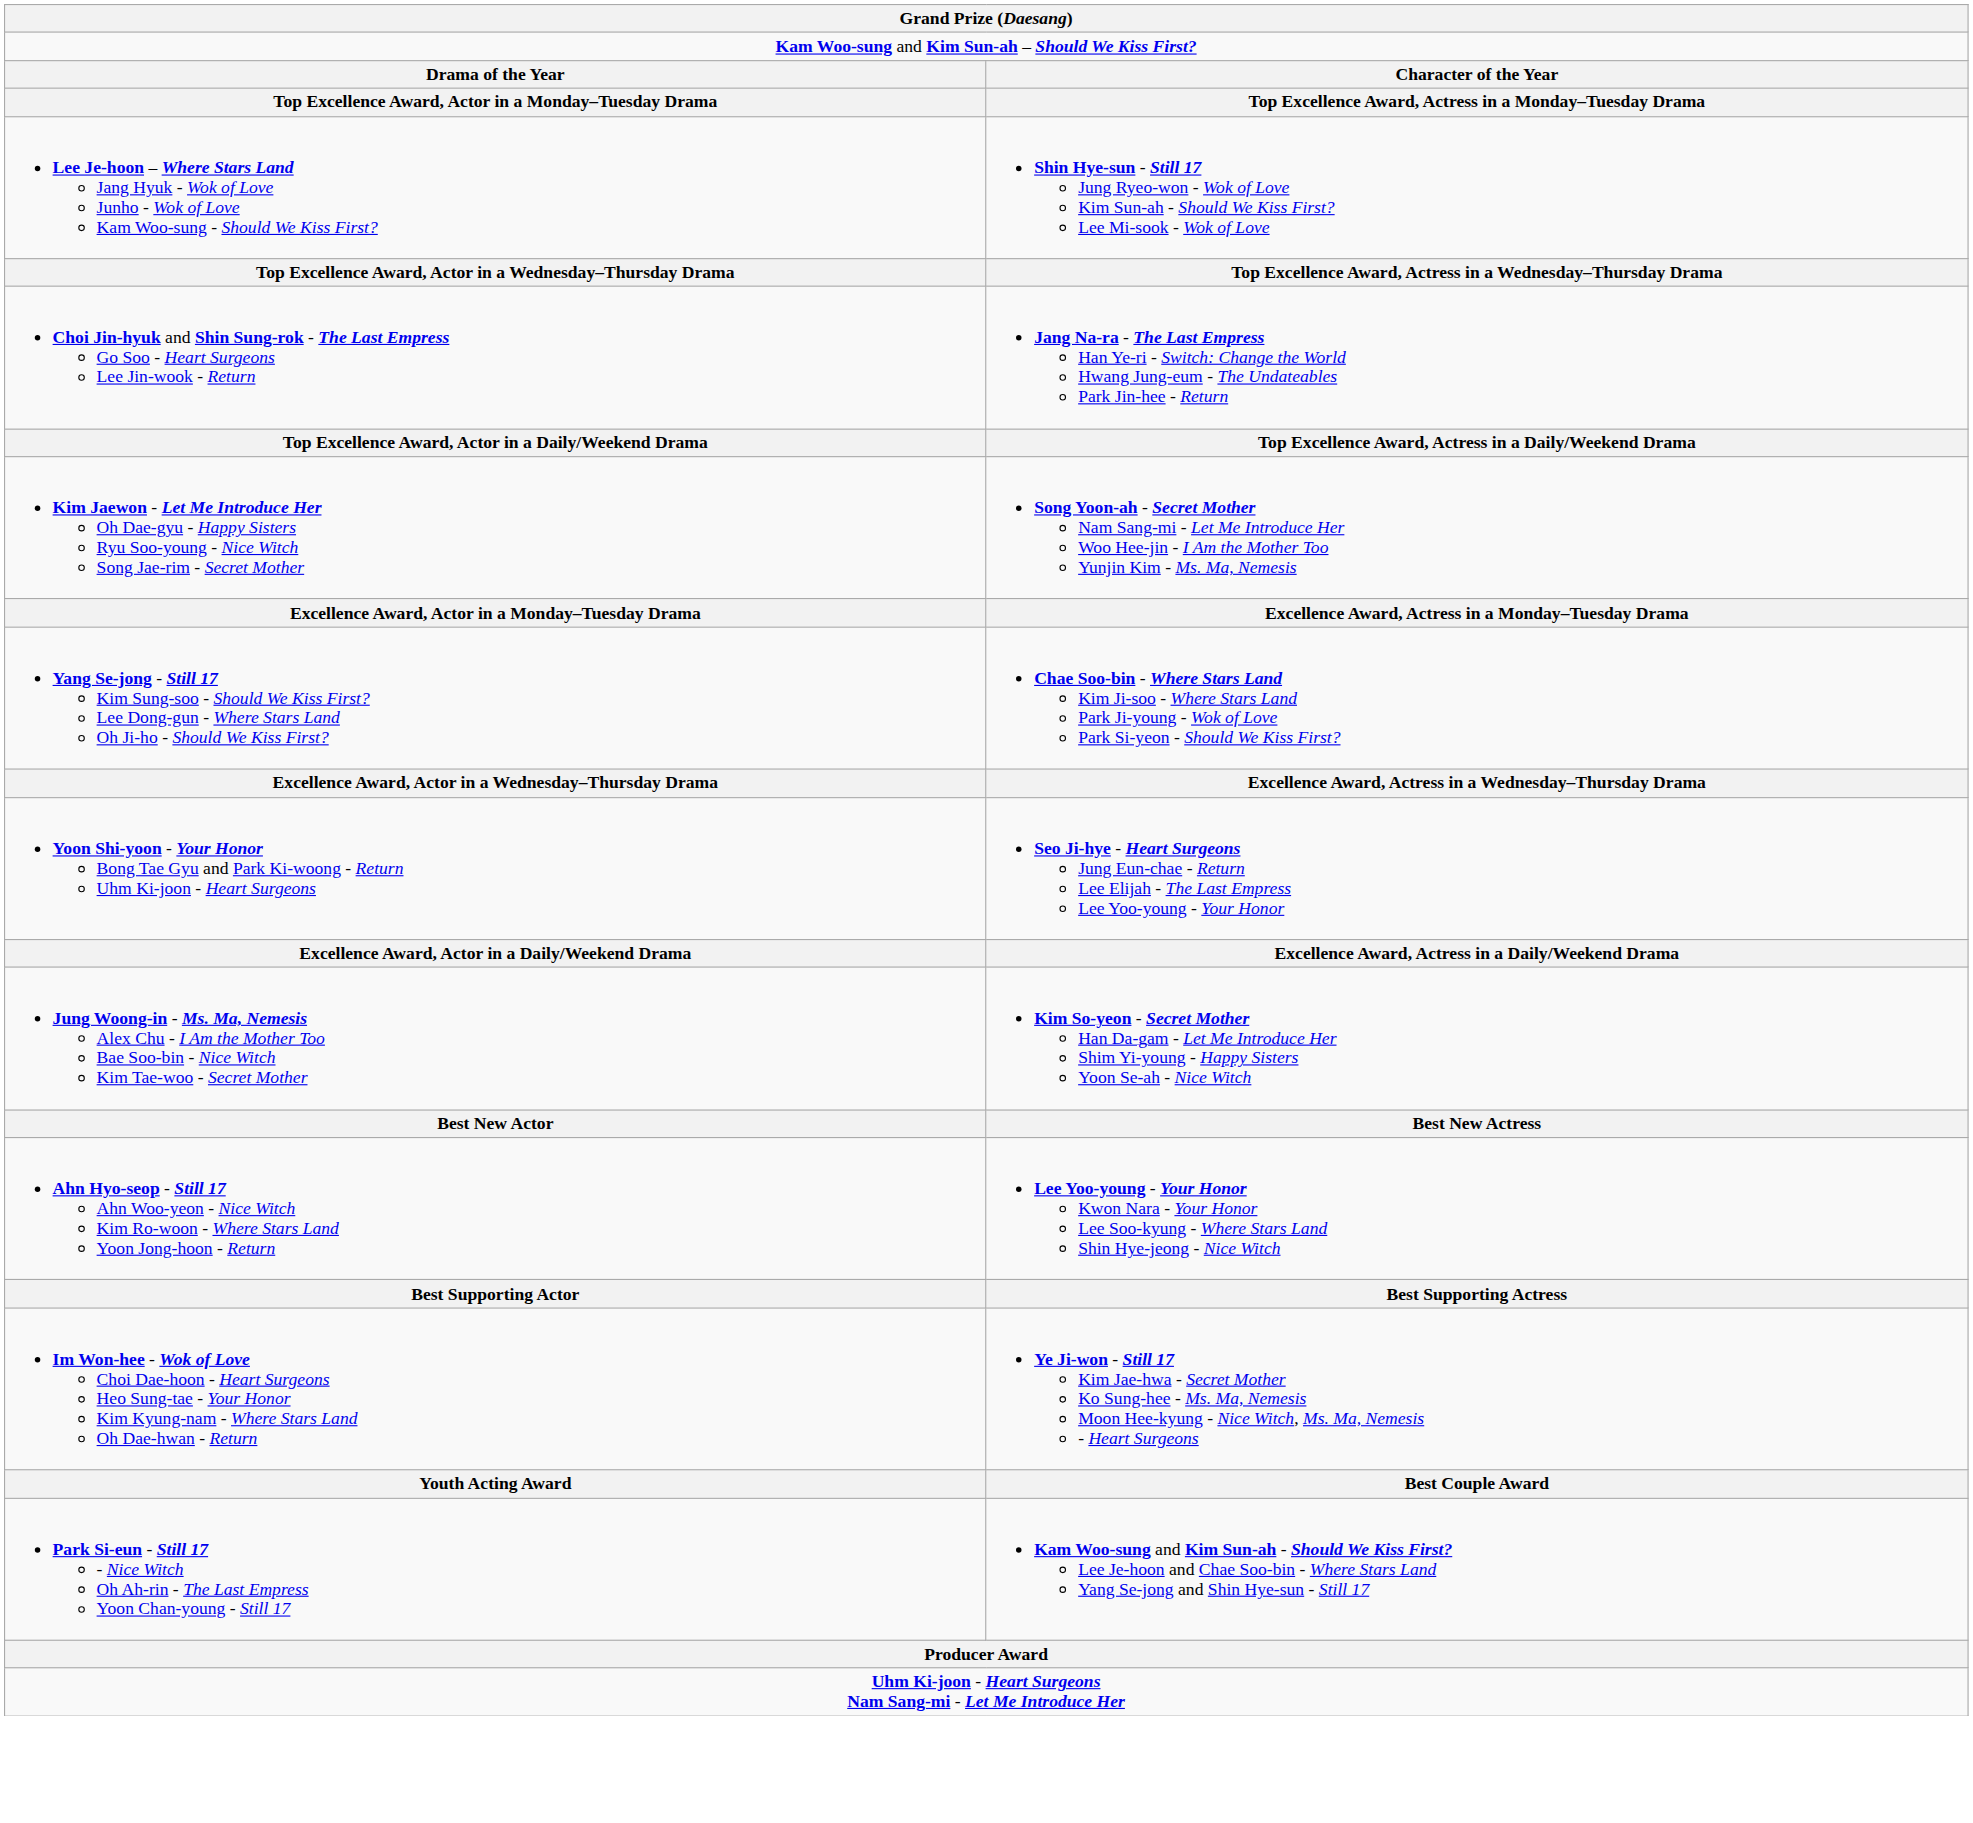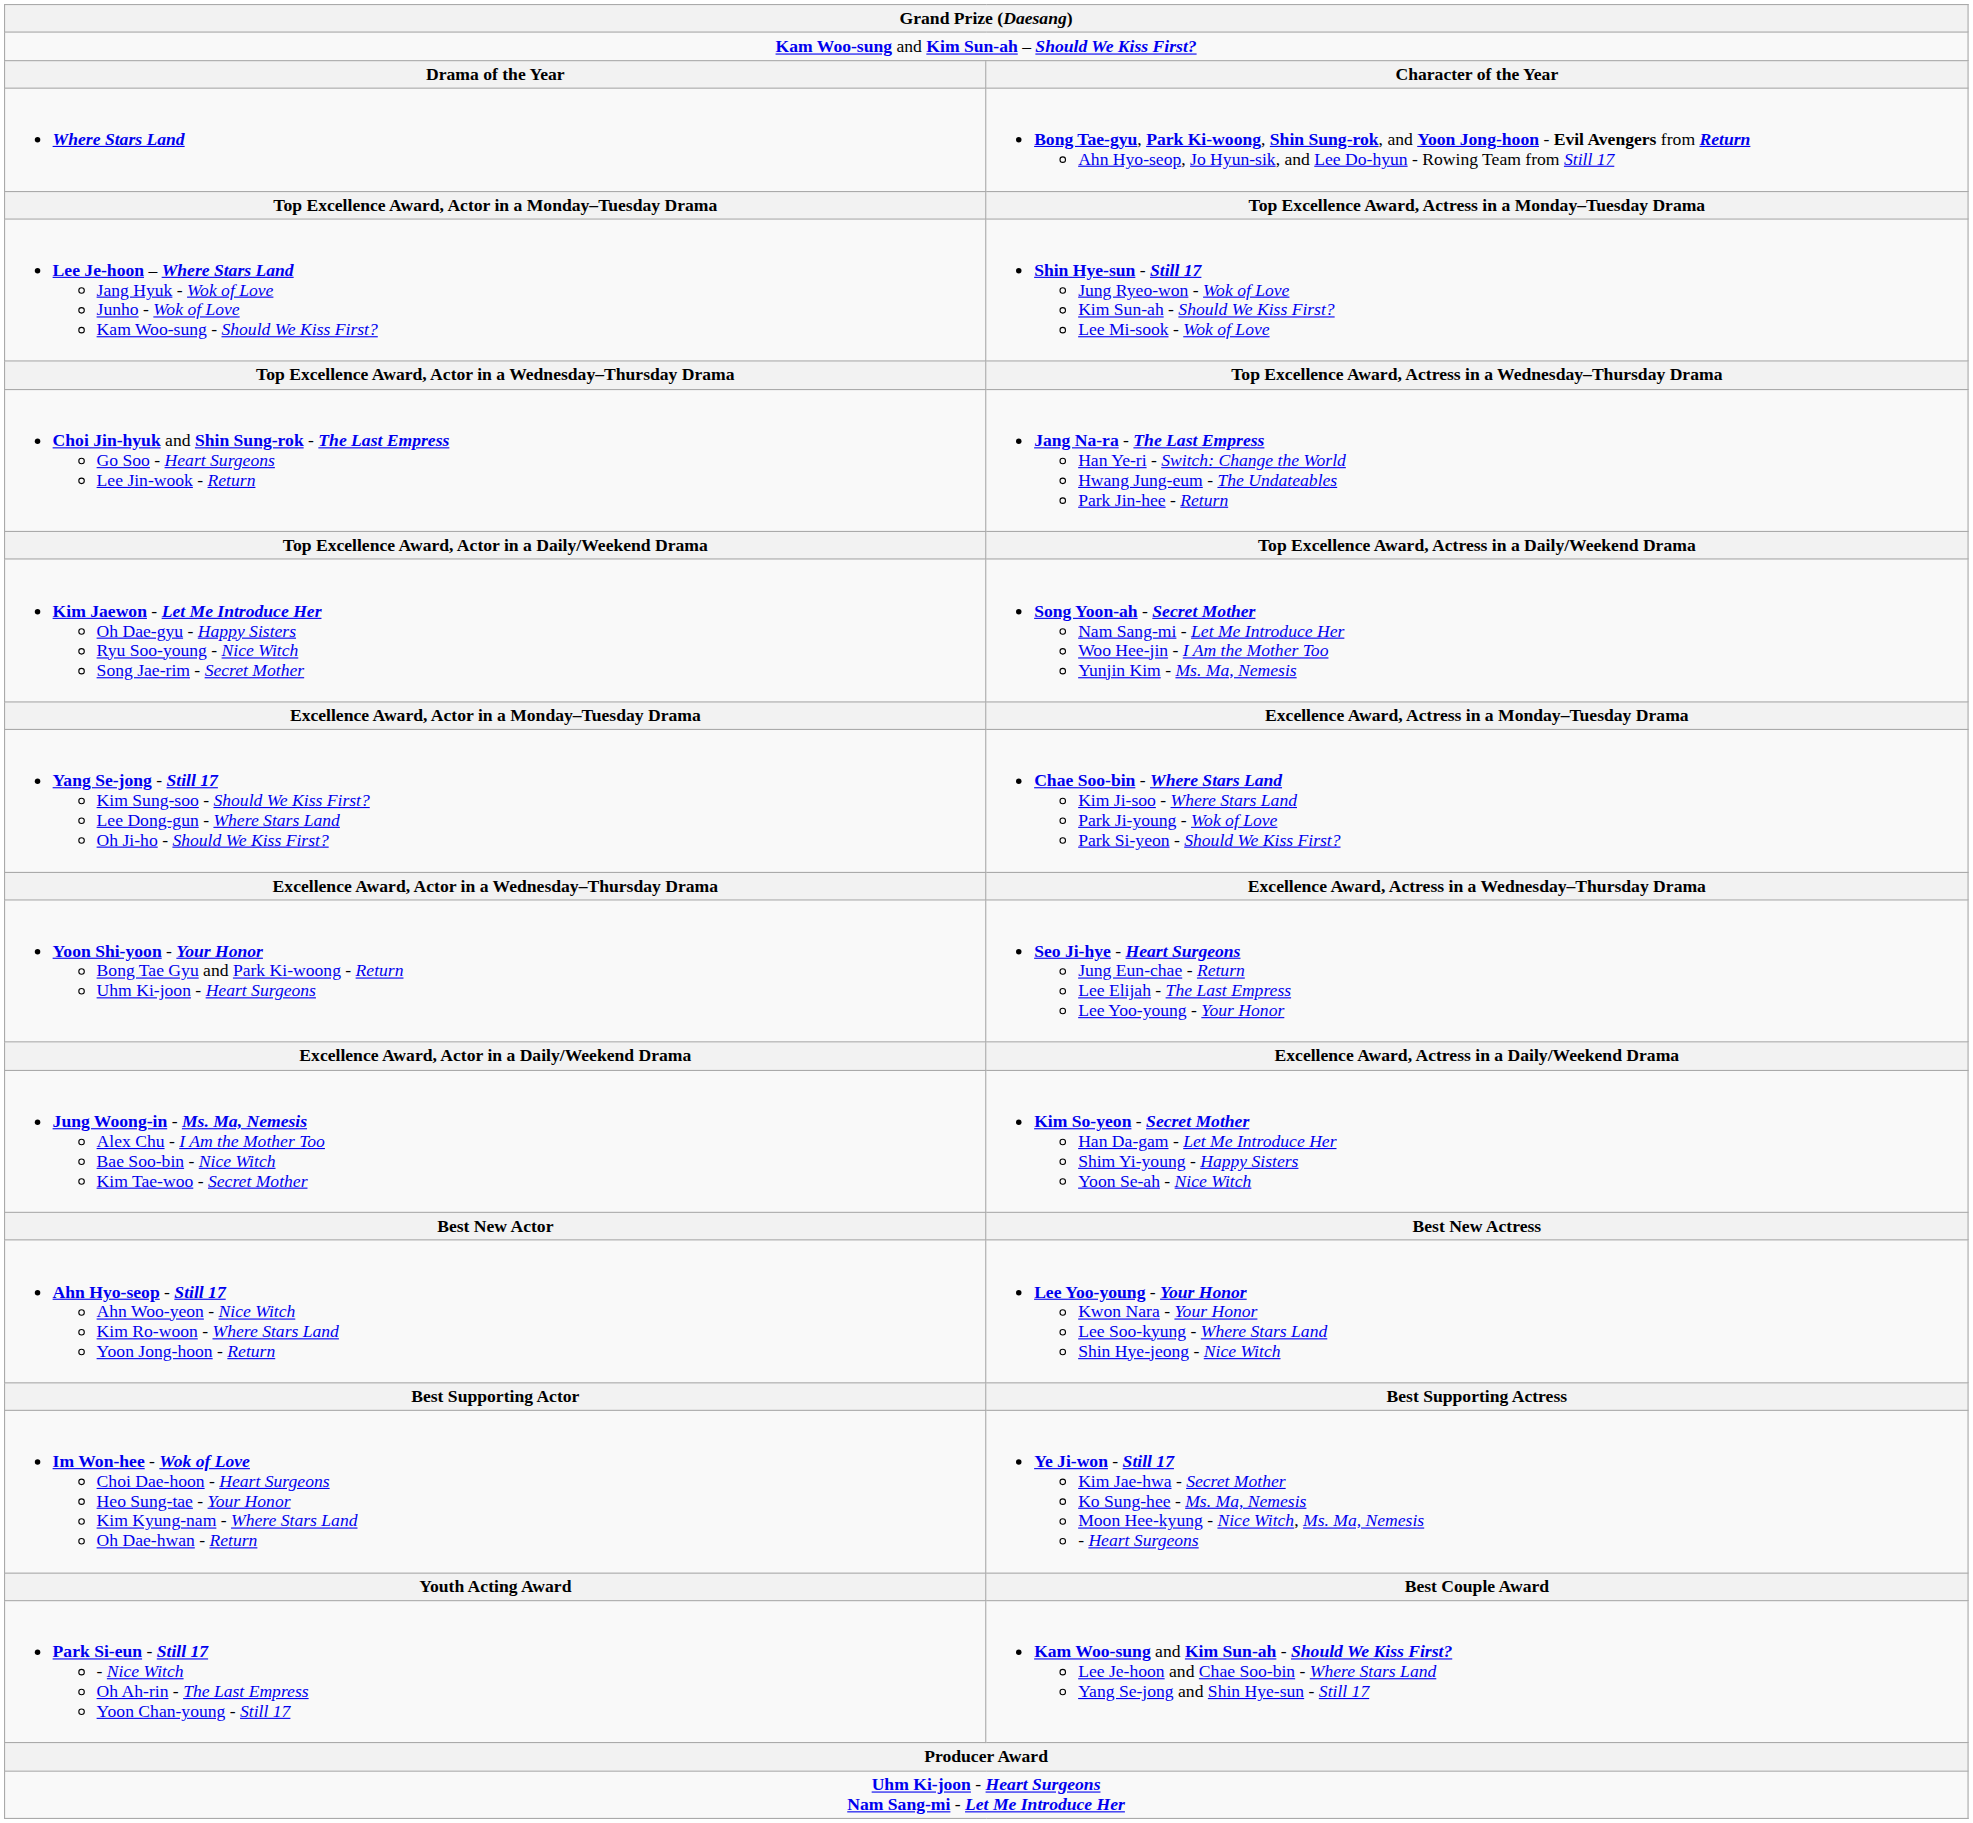+ row: (495, 140)
